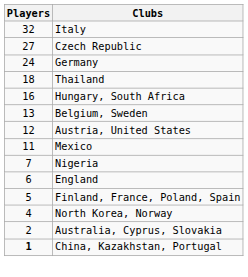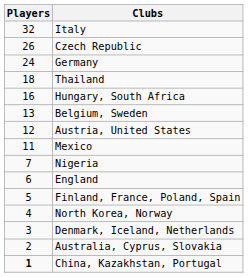(28, 46) 27 -> (28, 46) 26
+ row: (145, 230)
